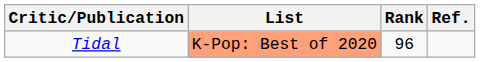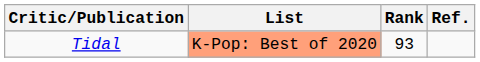(404, 44) 96 -> (404, 44) 93
